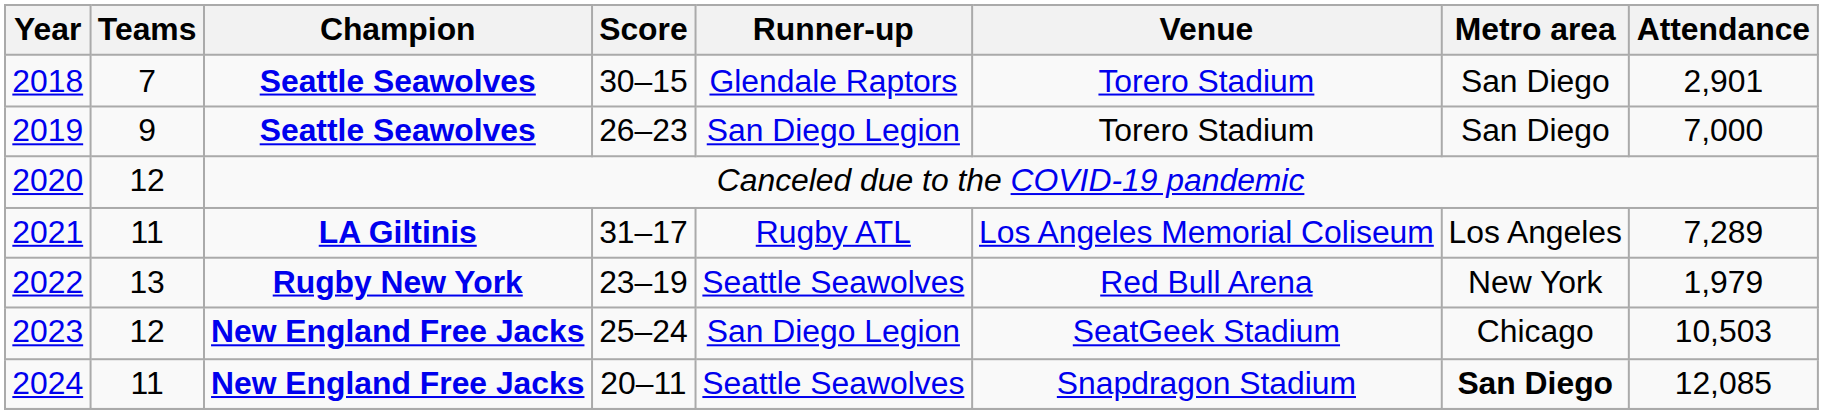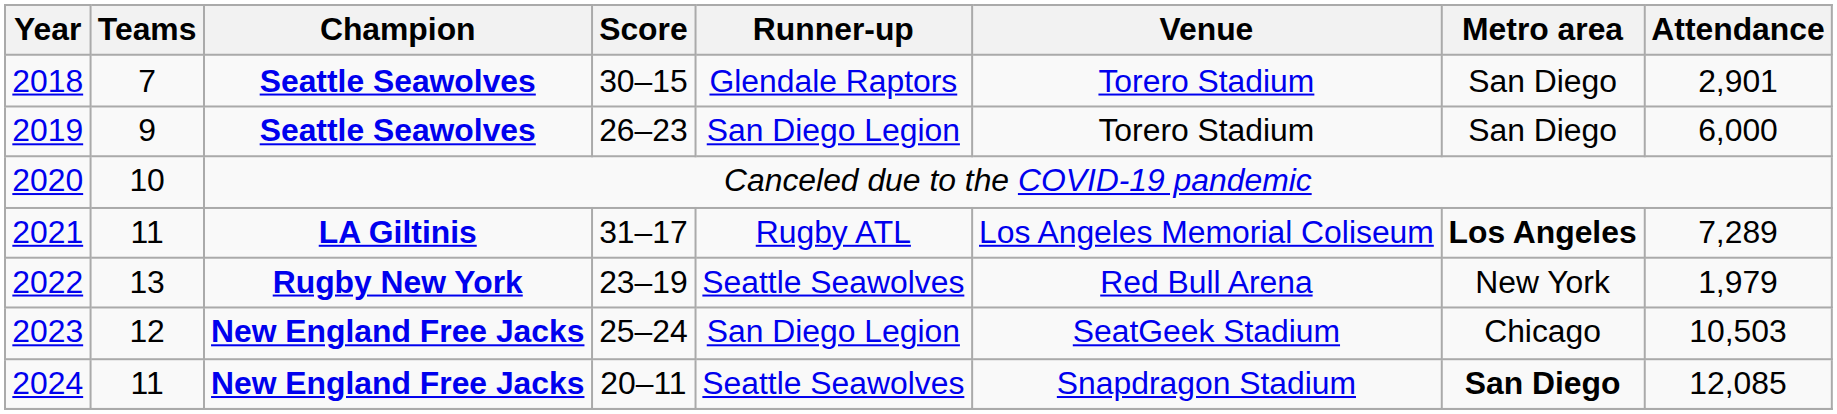(1723, 130) 7,000 -> (1738, 130) 6,000
(147, 181) 12 -> (147, 181) 10
(1535, 231) normal -> (1543, 231) bold
